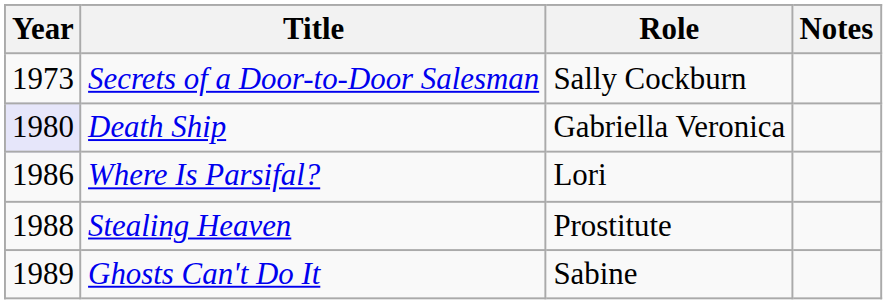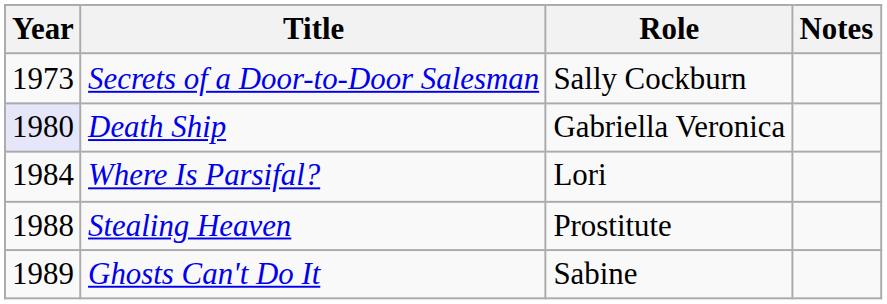(43, 175) 1986 -> (43, 175) 1984
